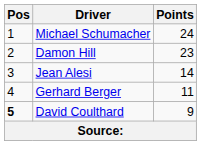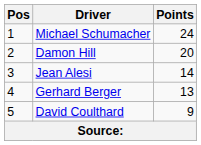(187, 53) 23 -> (187, 53) 20
(187, 92) 11 -> (187, 92) 13
(11, 112) bold -> (11, 112) normal
